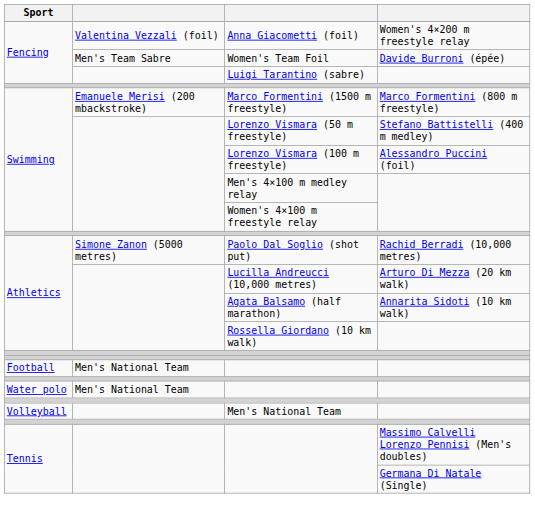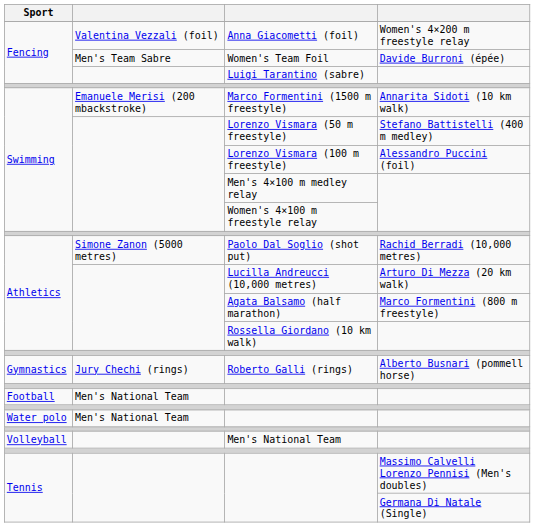(448, 102) Marco Formentini (800 m freestyle) -> (445, 102) Annarita Sidoti (10 km walk)
(445, 307) Annarita Sidoti (10 km walk) -> (448, 307) Marco Formentini (800 m freestyle)
+ row: (37, 369)
